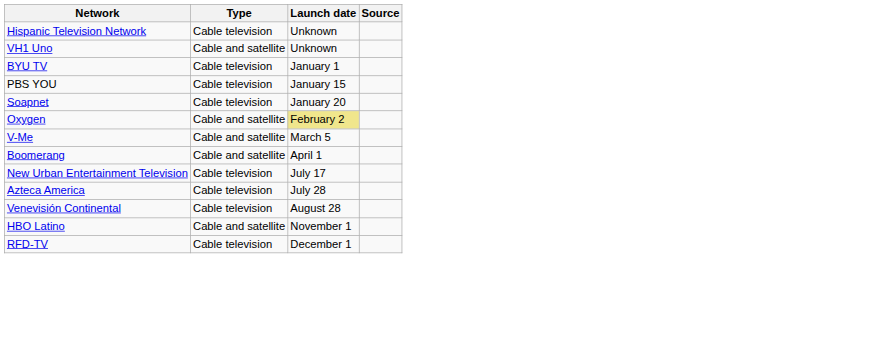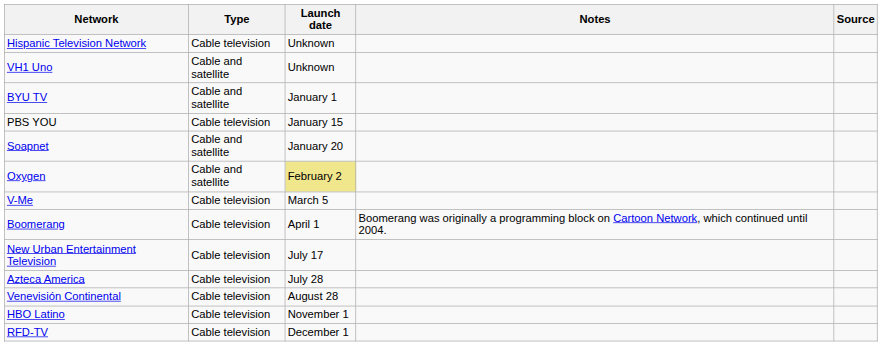+ column: (595, 19)
(233, 66) Cable television -> (217, 98) Cable and satellite
(233, 102) Cable television -> (217, 146) Cable and satellite
(239, 137) Cable and satellite -> (231, 200) Cable television
(239, 155) Cable and satellite -> (231, 224) Cable television
(239, 226) Cable and satellite -> (231, 314) Cable television
